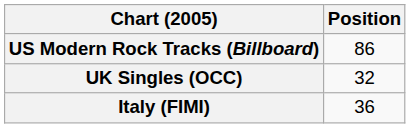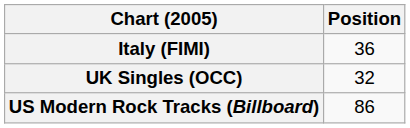rows swapped: (164, 107) <-> (164, 48)
